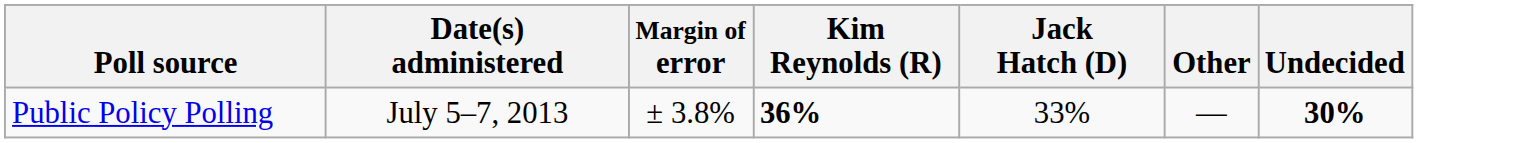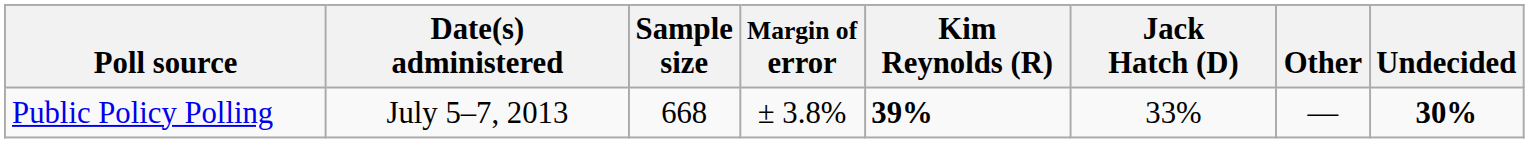+ column: (684, 46)
(791, 112) 36% -> (902, 112) 39%
